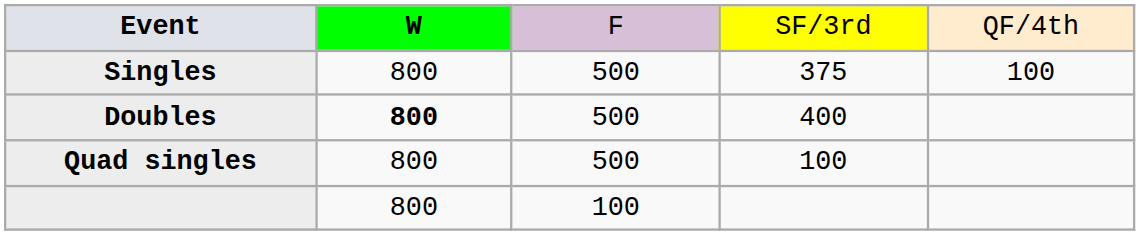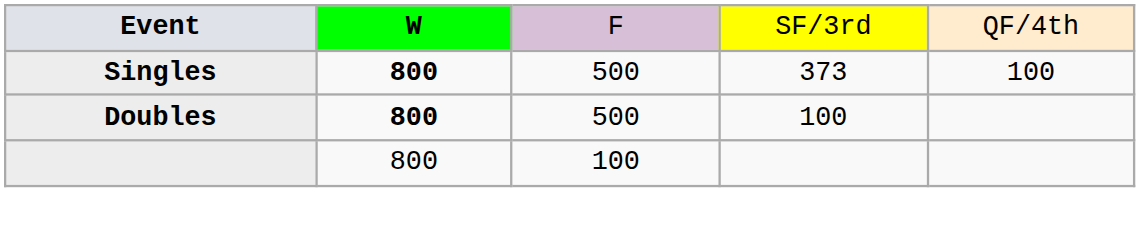(414, 72) normal -> (414, 72) bold
(823, 72) 375 -> (823, 72) 373
(823, 117) 400 -> (823, 117) 100
- row: (160, 162)
